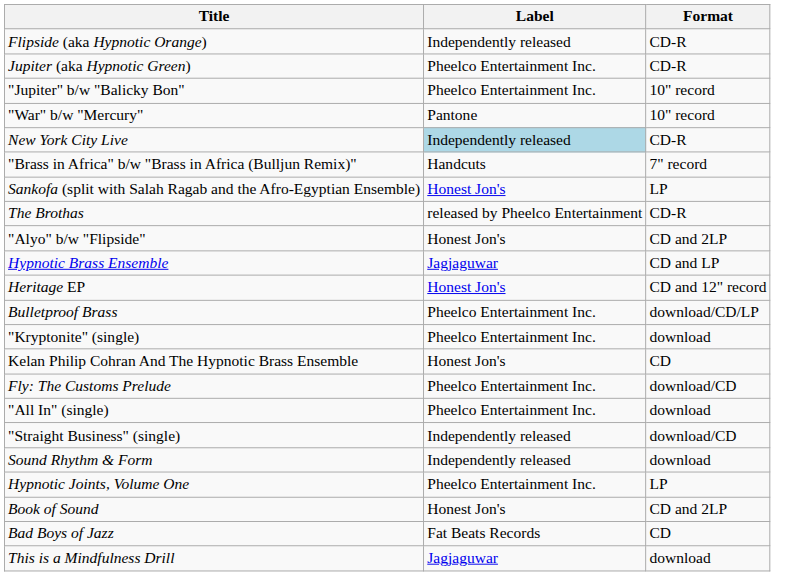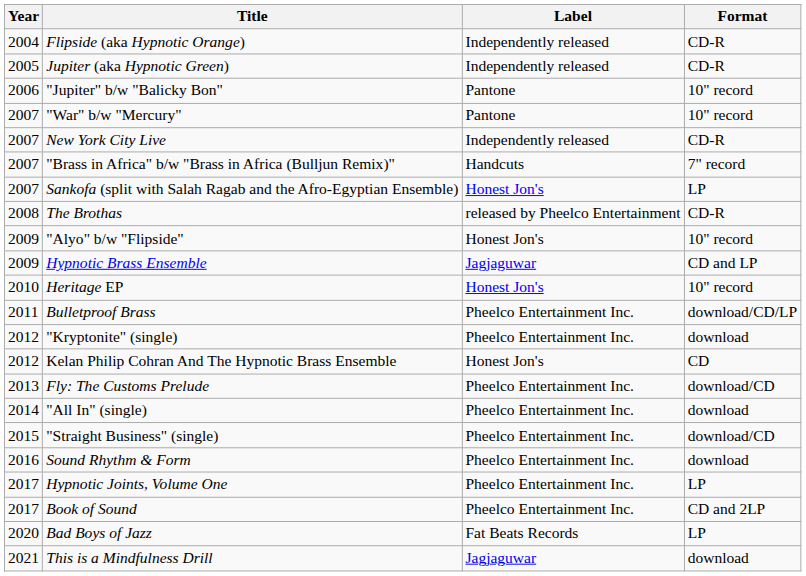+ column: (24, 16)
(512, 66) Pheelco Entertainment Inc. -> (537, 66) Independently released
(512, 90) Pheelco Entertainment Inc. -> (490, 90) Pantone
(499, 139) lightblue background -> (537, 139) no background
(688, 238) CD and 2LP -> (720, 238) 10" record
(708, 287) CD and 12" record -> (720, 287) 10" record
(499, 435) Independently released -> (550, 435) Pheelco Entertainment Inc.
(499, 459) Independently released -> (550, 459) Pheelco Entertainment Inc.
(466, 509) Honest Jon's -> (550, 509) Pheelco Entertainment Inc.
(660, 533) CD -> (697, 533) LP
